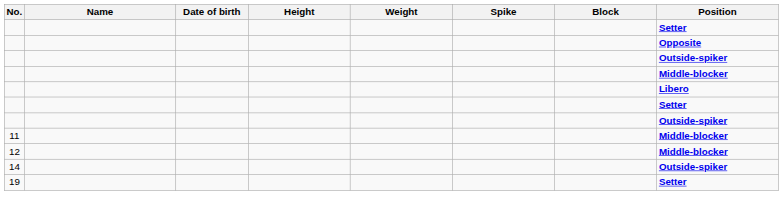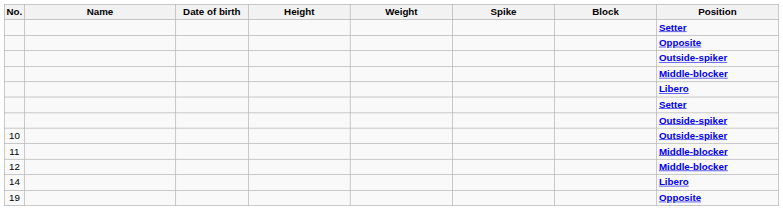+ row: (14, 136)
(693, 167) Outside-spiker -> (674, 182) Libero
(673, 182) Setter -> (680, 197) Opposite
